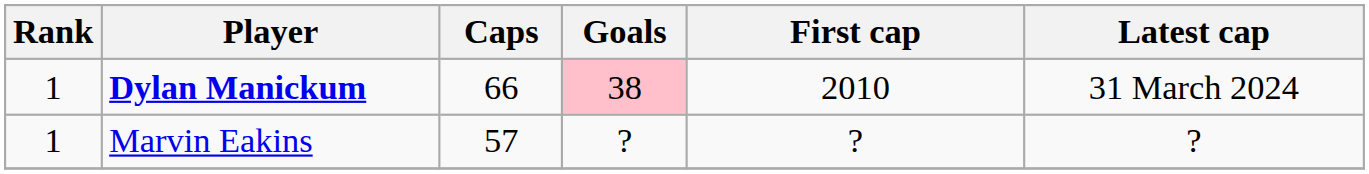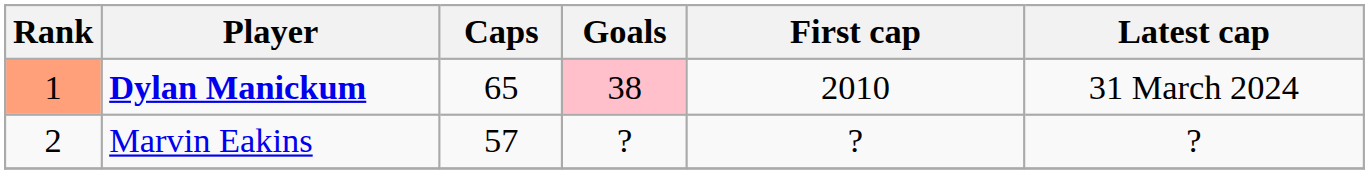(53, 86) no background -> (53, 86) lightsalmon background
(501, 86) 66 -> (501, 86) 65
(53, 140) 1 -> (53, 140) 2
